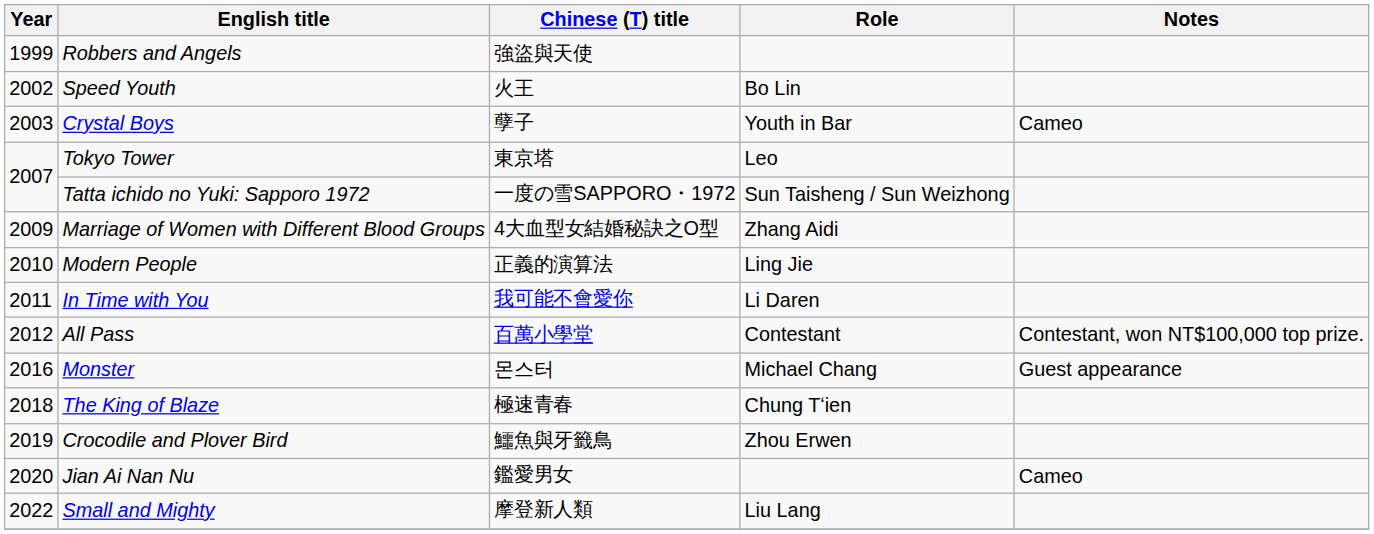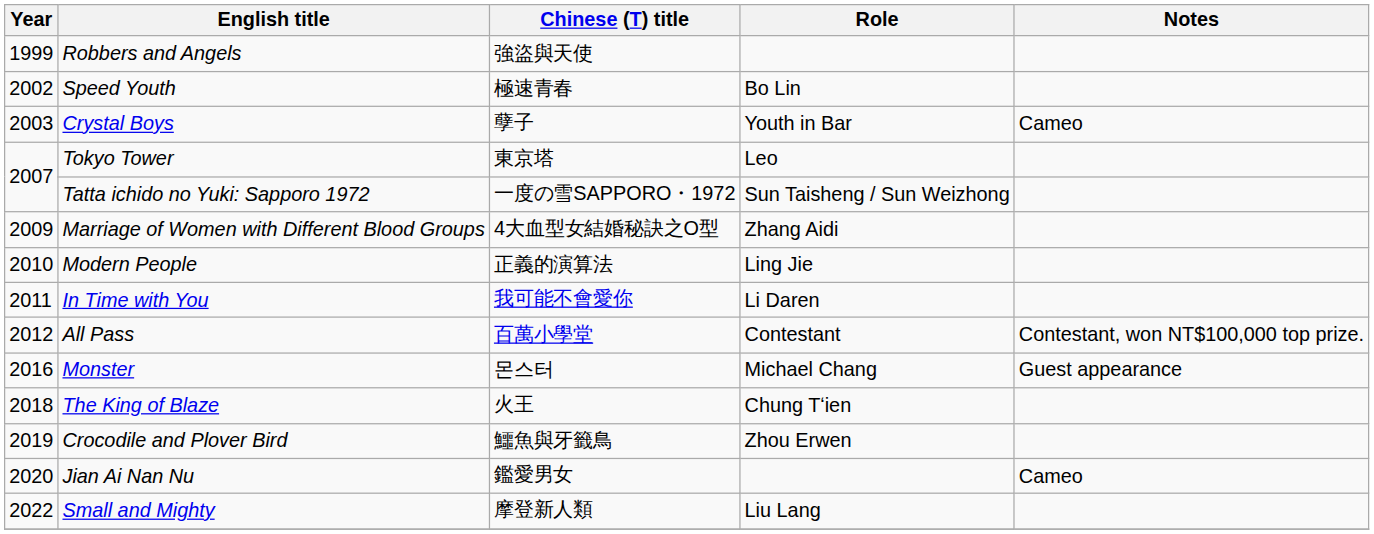(514, 88) 火王 -> (534, 88) 極速青春
(534, 404) 極速青春 -> (514, 404) 火王
